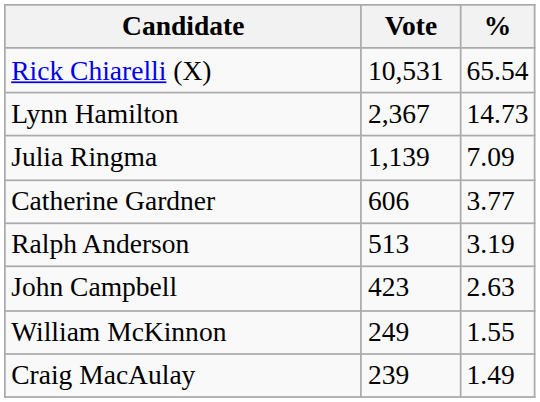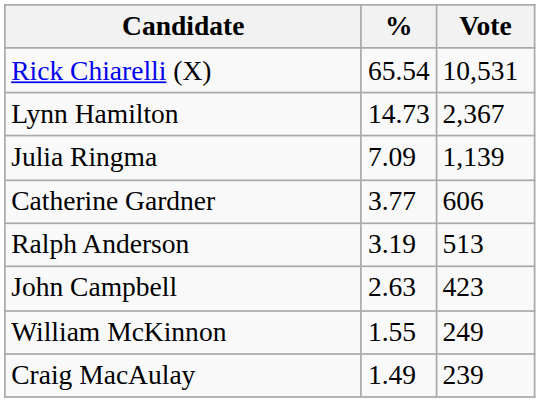columns swapped: (411, 26) <-> (498, 26)
